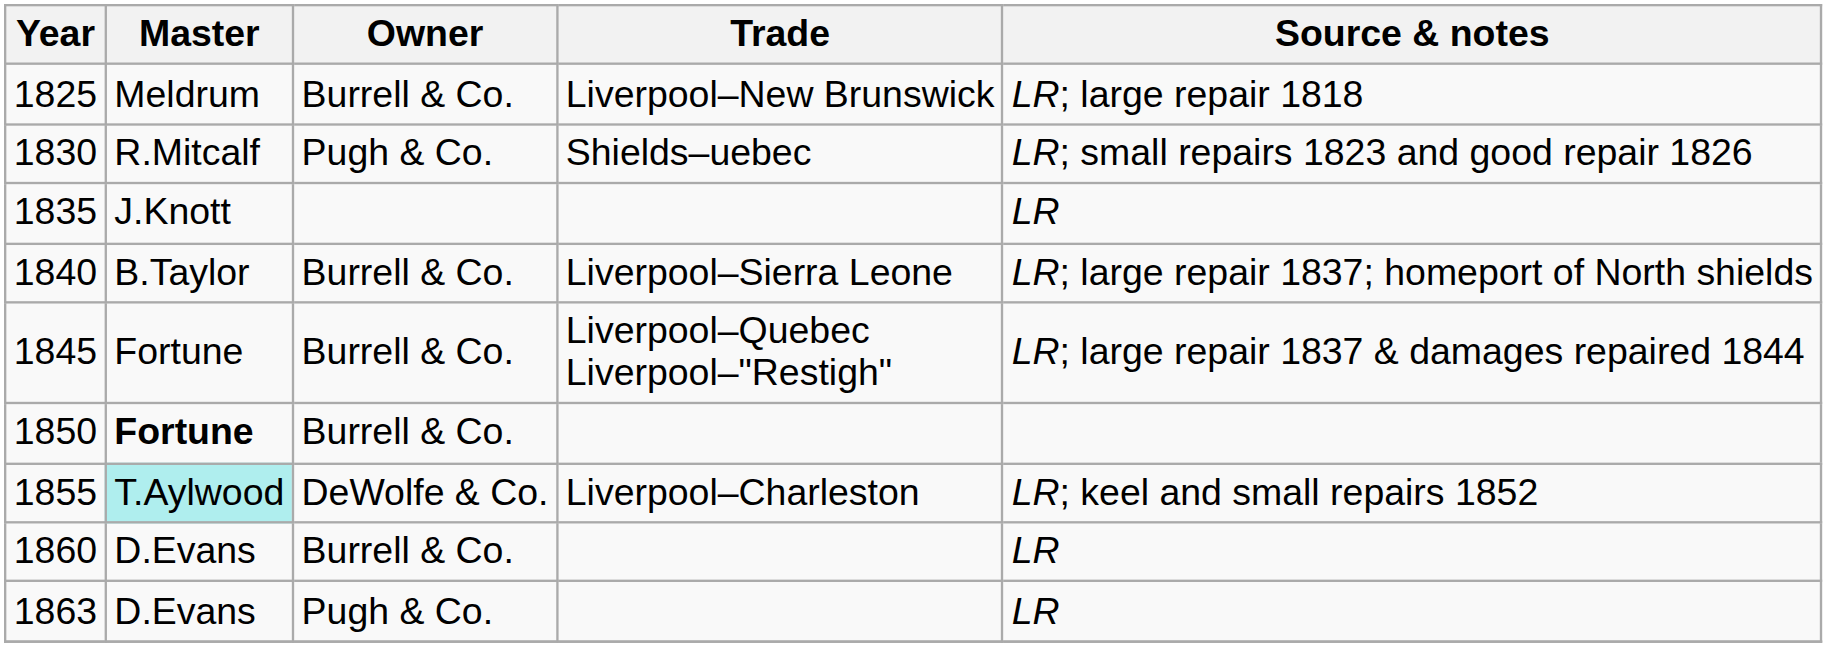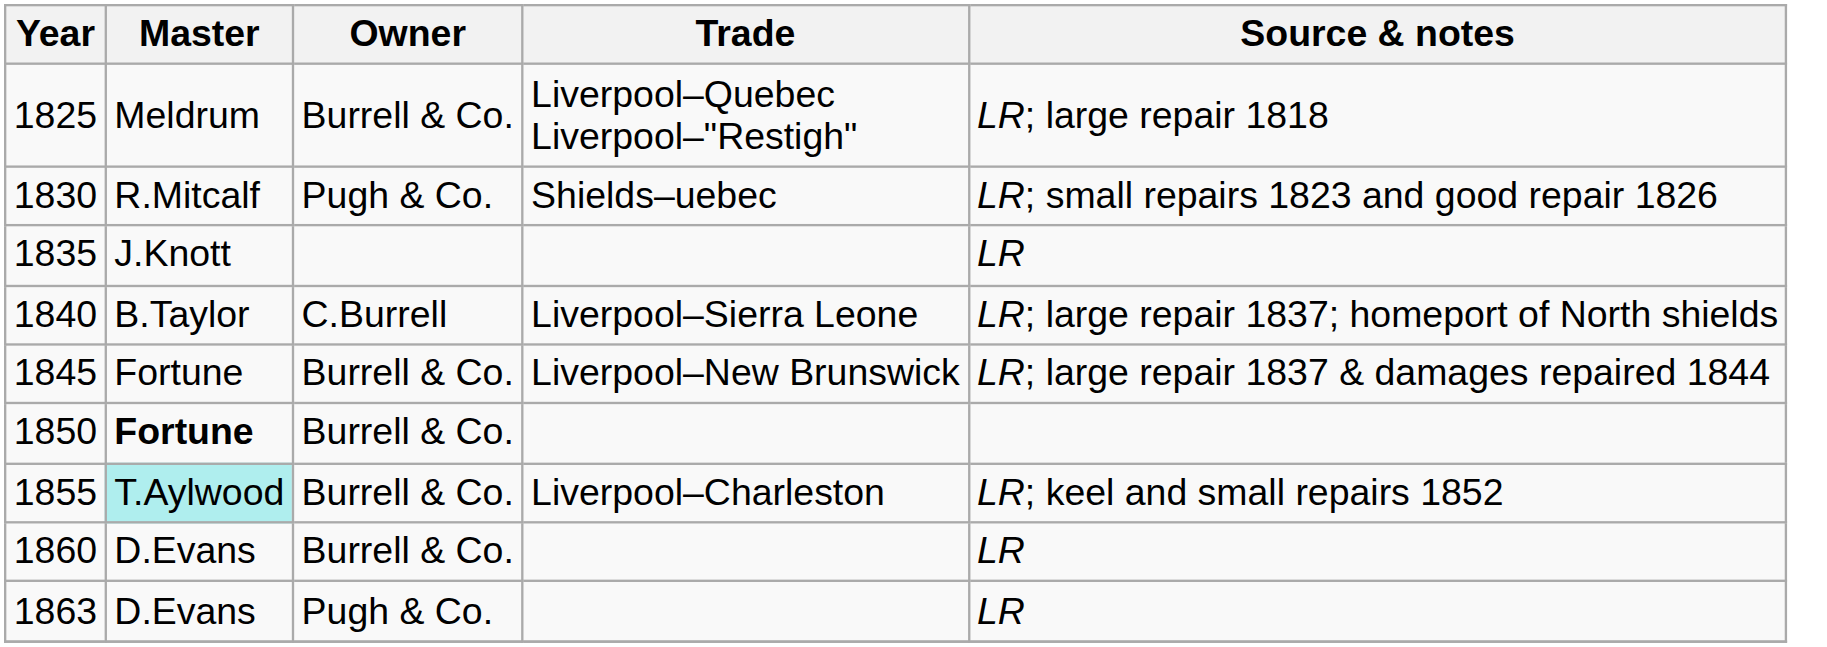(780, 93) Liverpool–New Brunswick -> (694, 114) Liverpool–Quebec Liverpool–"Restigh"
(408, 271) Burrell & Co. -> (374, 313) C.Burrell
(729, 352) Liverpool–Quebec Liverpool–"Restigh" -> (745, 373) Liverpool–New Brunswick
(425, 491) DeWolfe & Co. -> (408, 491) Burrell & Co.
